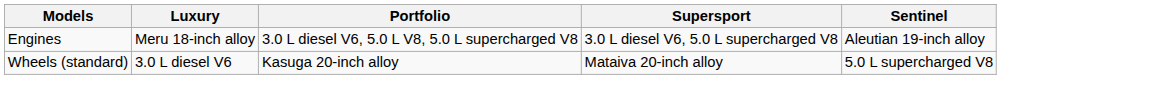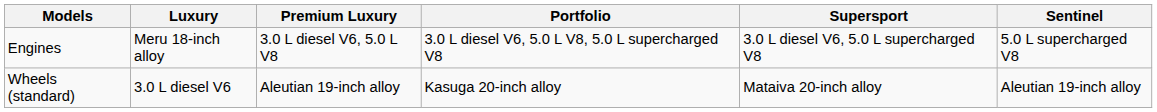+ column: (339, 16)
(915, 39) Aleutian 19-inch alloy -> (1064, 47) 5.0 L supercharged V8
(919, 62) 5.0 L supercharged V8 -> (1071, 87) Aleutian 19-inch alloy
